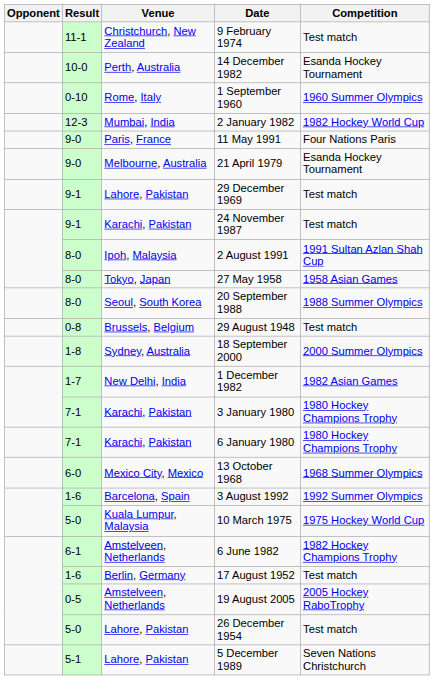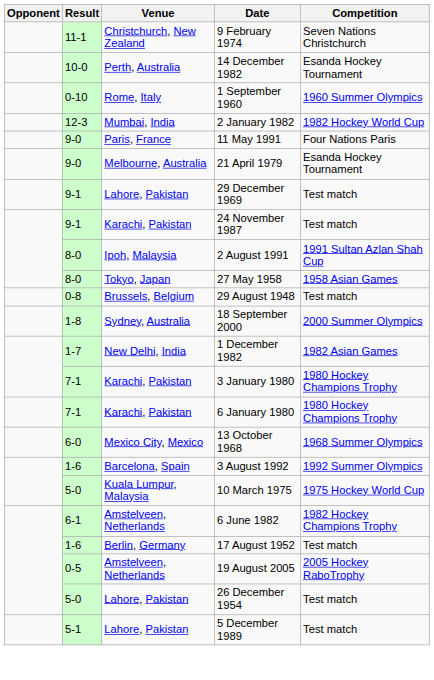(330, 37) Test match -> (339, 37) Seven Nations Christchurch
- row: (252, 303)
(339, 660) Seven Nations Christchurch -> (330, 629) Test match
